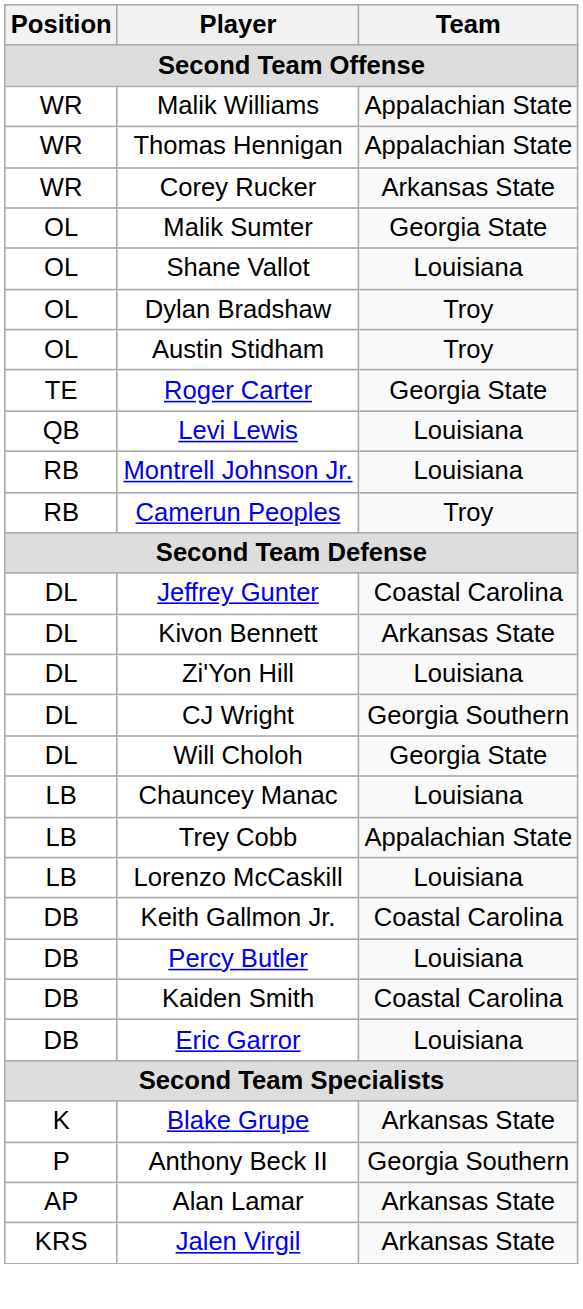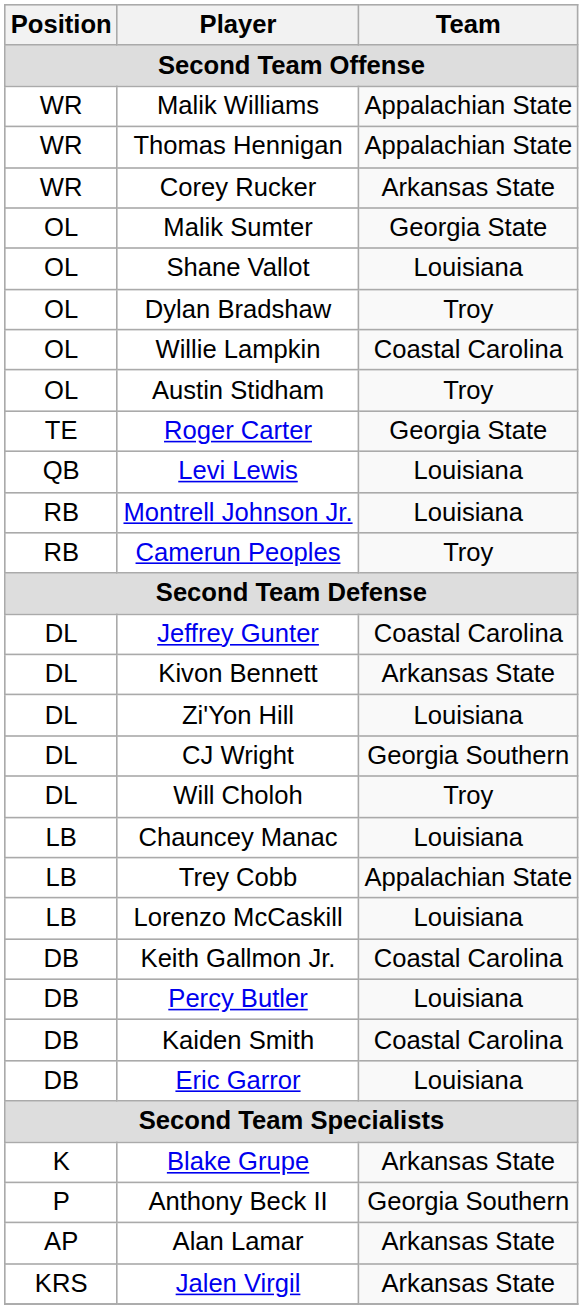+ row: (238, 349)
(468, 755) Georgia State -> (468, 796) Troy
